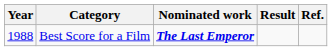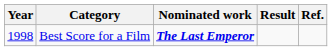(20, 35) 1988 -> (20, 35) 1998
